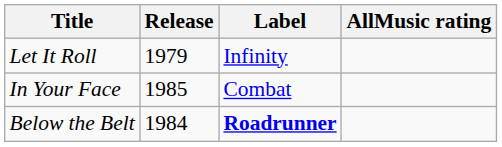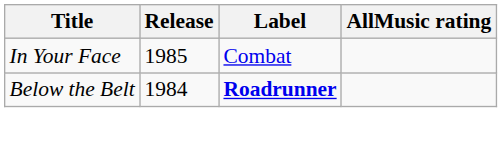- row: (53, 55)
